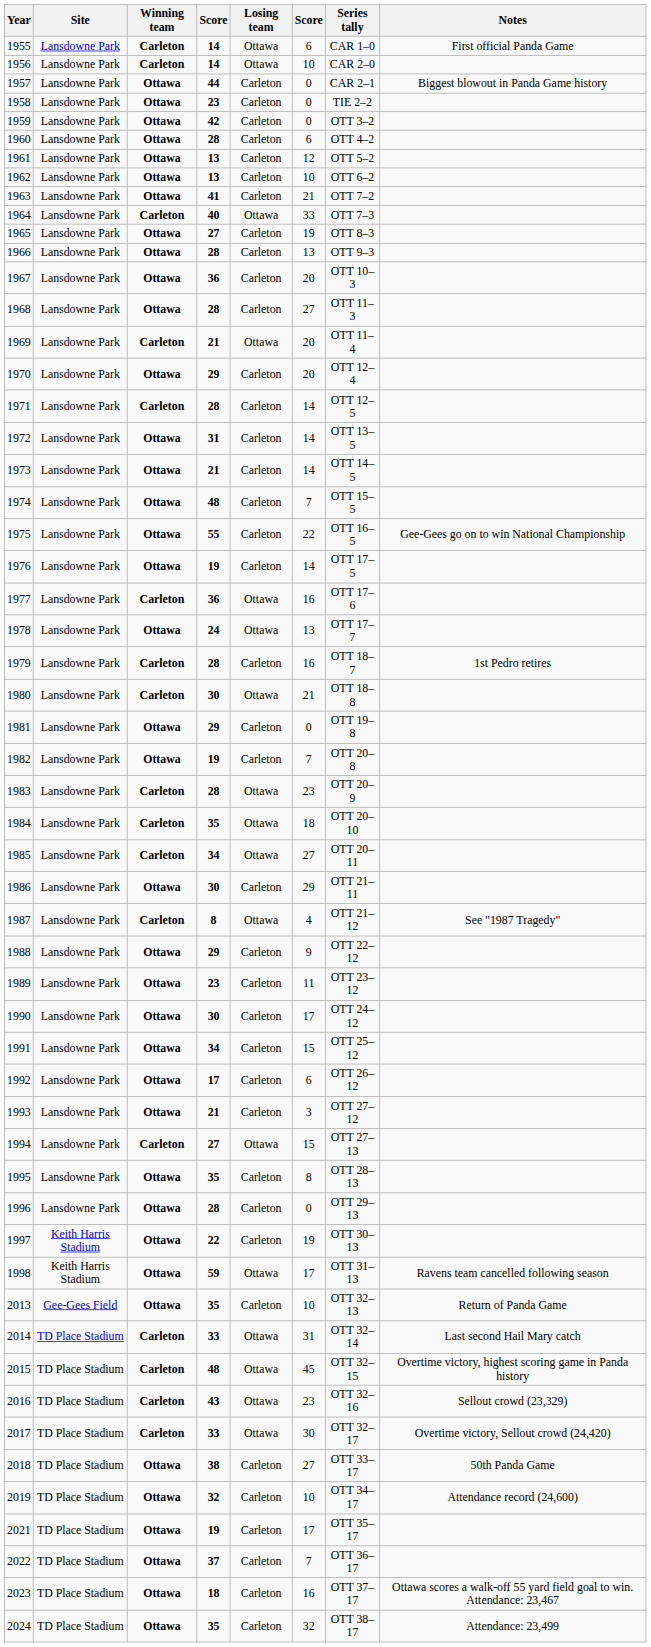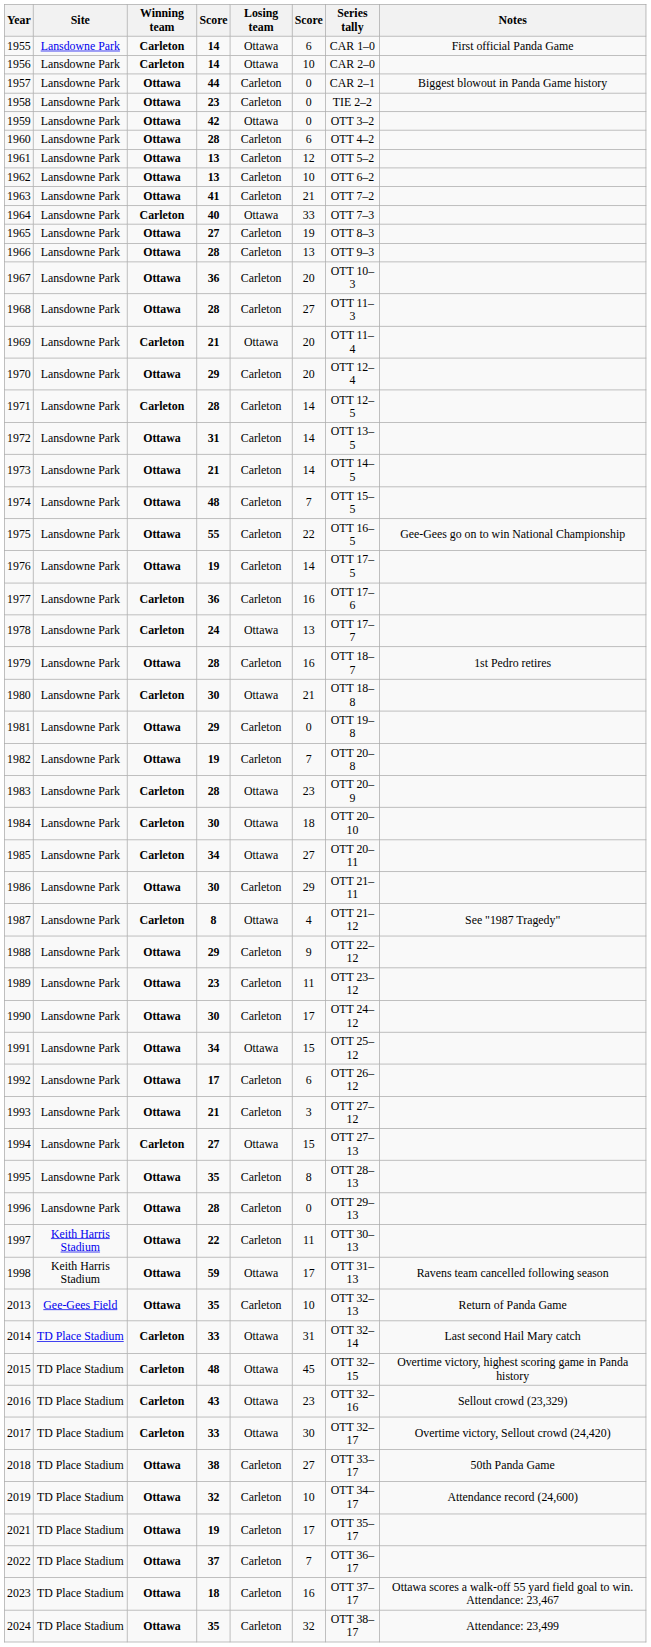(261, 121) Carleton -> (261, 121) Ottawa
(261, 598) Ottawa -> (261, 598) Carleton
(162, 631) Ottawa -> (162, 631) Carleton
(162, 663) Carleton -> (162, 663) Ottawa
(214, 823) 35 -> (214, 823) 30
(261, 1048) Carleton -> (261, 1048) Ottawa
(309, 1240) 19 -> (309, 1240) 11
